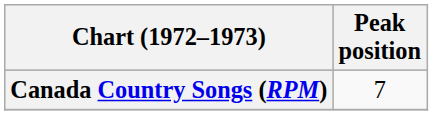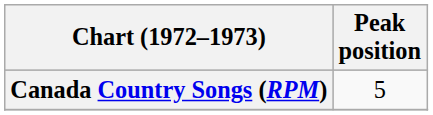(380, 89) 7 -> (380, 89) 5
